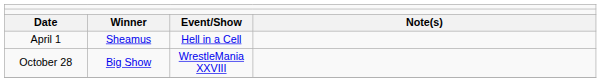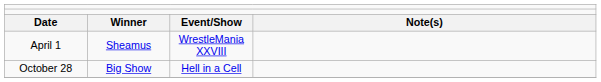(211, 39) Hell in a Cell -> (211, 45) WrestleMania XXVIII
(211, 62) WrestleMania XXVIII -> (211, 68) Hell in a Cell
